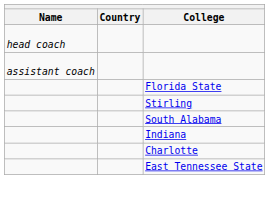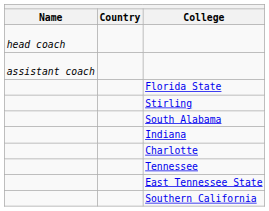+ row: (51, 167)
+ row: (51, 198)
